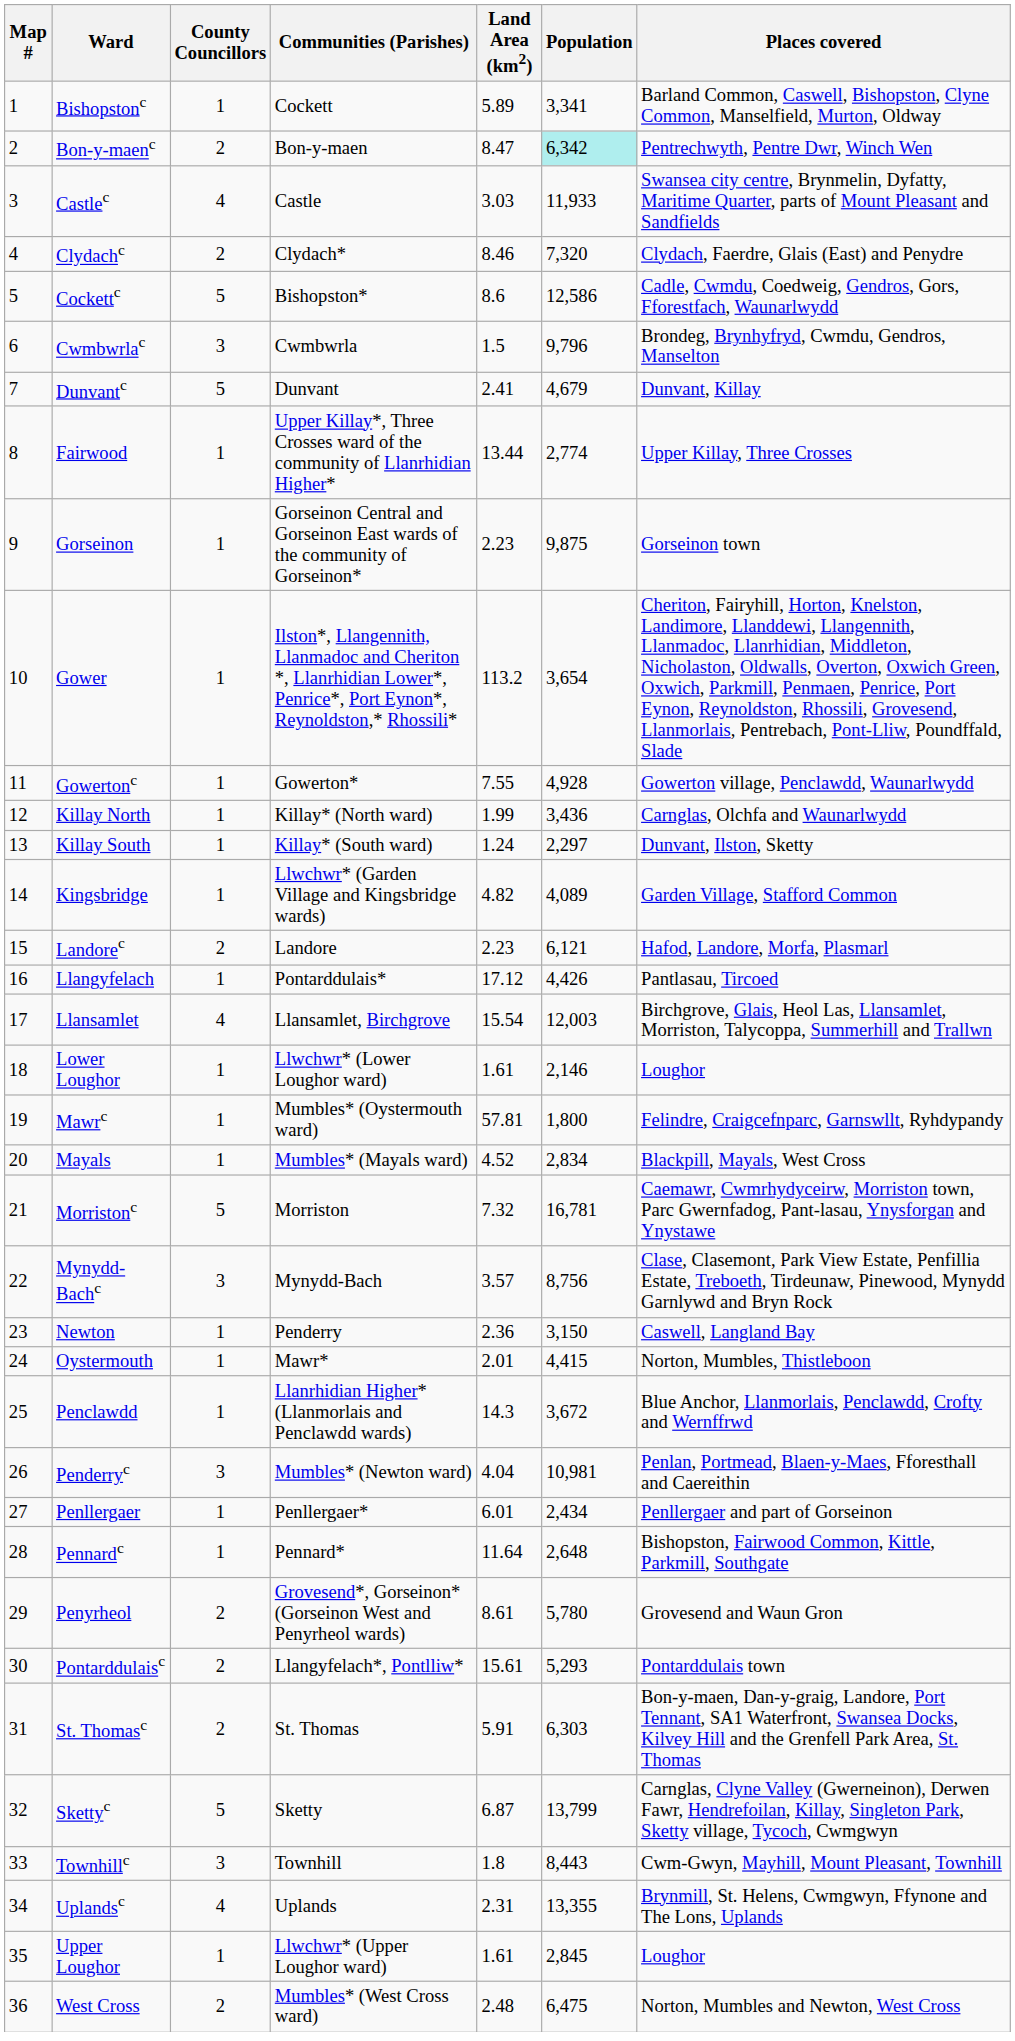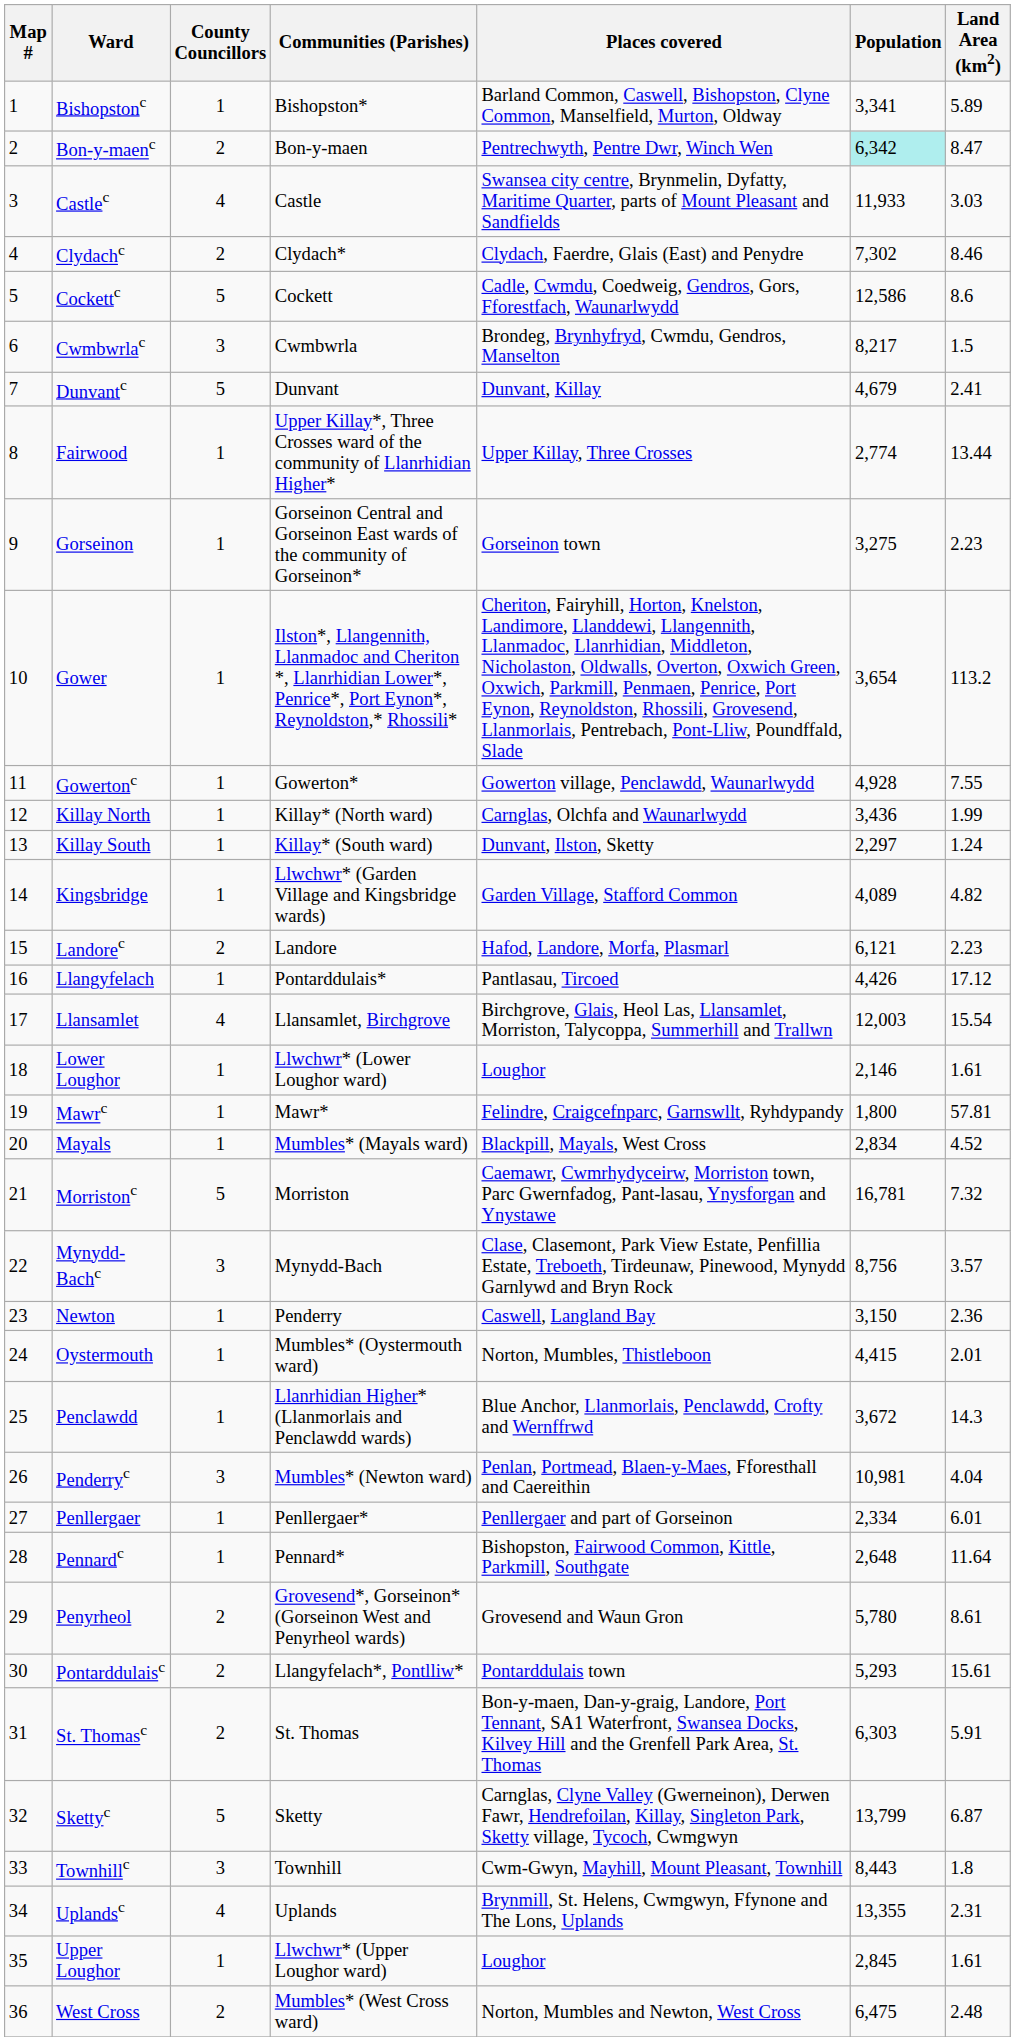columns swapped: (824, 42) <-> (509, 42)
(304, 105) Cockett -> (321, 105) Bishopston*
(567, 253) 7,320 -> (876, 253) 7,302
(321, 296) Bishopston* -> (304, 296) Cockett
(567, 346) 9,796 -> (876, 346) 8,217
(567, 544) 9,875 -> (876, 544) 3,275
(368, 1120) Mumbles* (Oystermouth ward) -> (302, 1112) Mawr*
(302, 1361) Mawr* -> (368, 1355) Mumbles* (Oystermouth ward)
(567, 1512) 2,434 -> (876, 1517) 2,334
